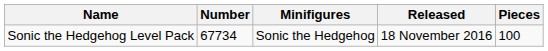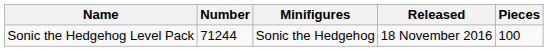(218, 35) 67734 -> (218, 35) 71244
